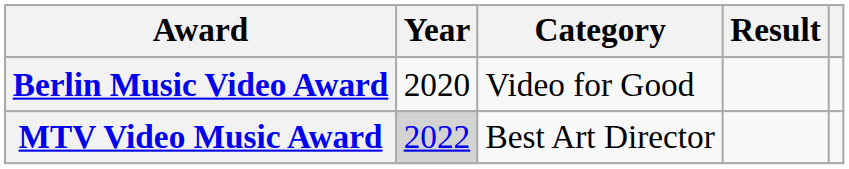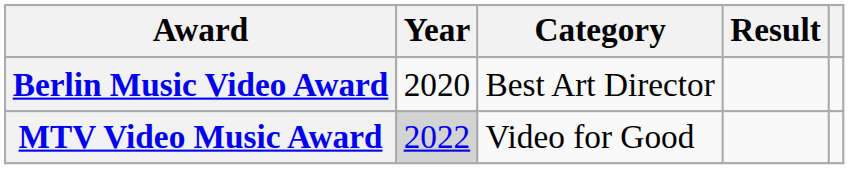(590, 83) Video for Good -> (600, 83) Best Art Director
(600, 136) Best Art Director -> (590, 136) Video for Good
